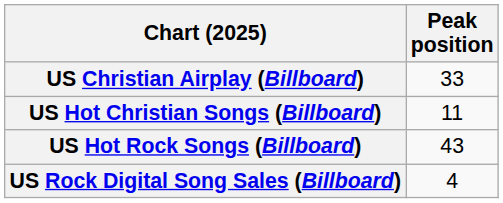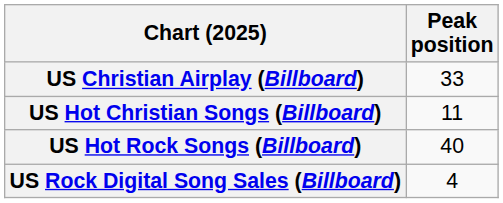(452, 146) 43 -> (452, 146) 40
